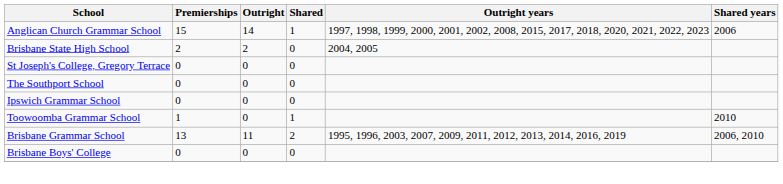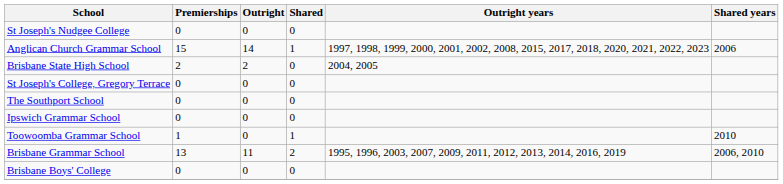+ row: (68, 30)
